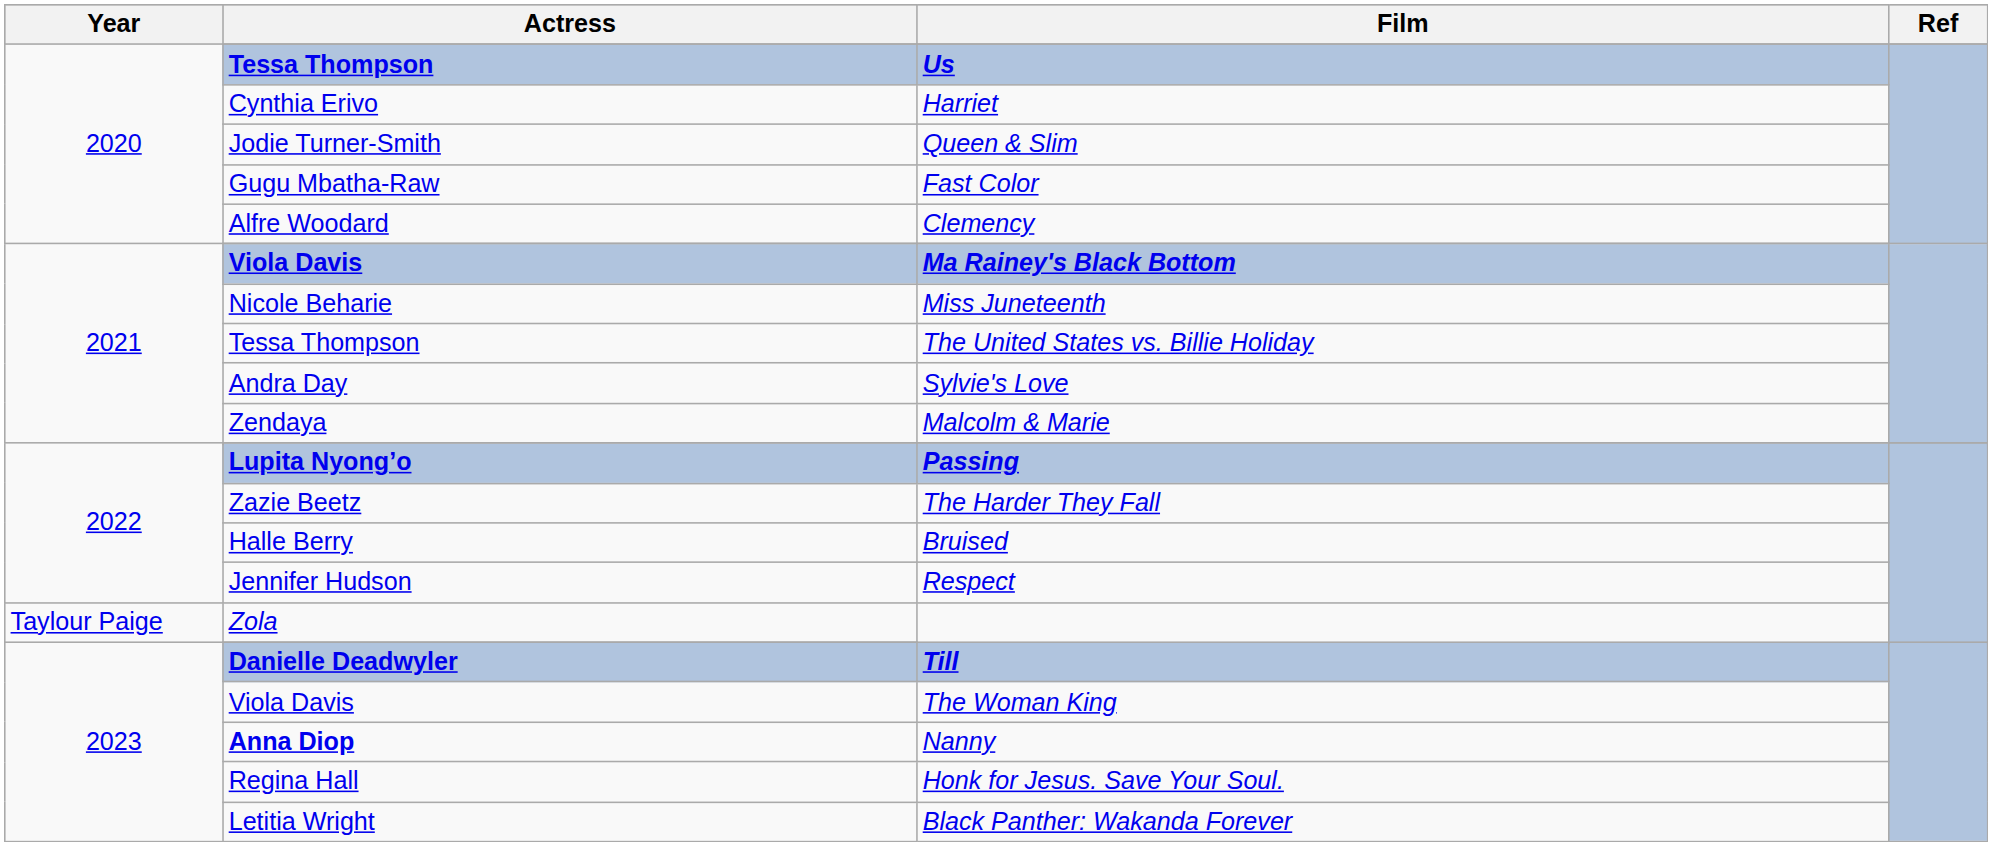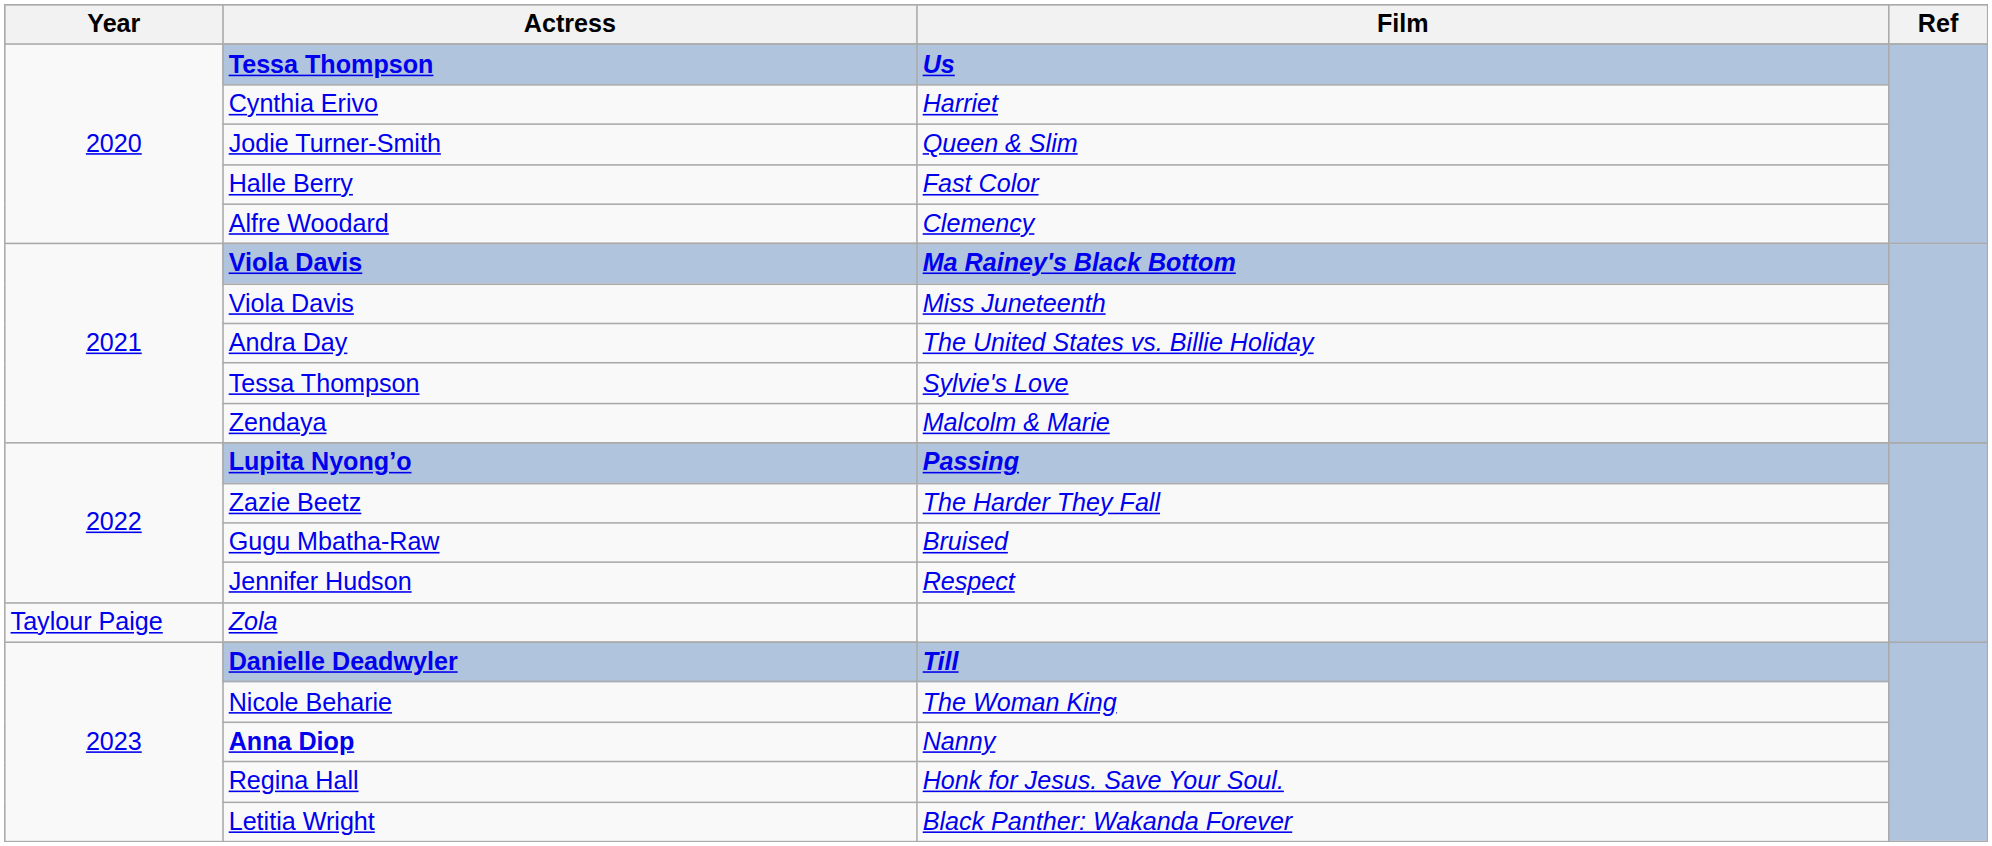(334, 183) Gugu Mbatha-Raw -> (291, 183) Halle Berry
(310, 303) Nicole Beharie -> (291, 303) Viola Davis
(324, 343) Tessa Thompson -> (288, 343) Andra Day
(288, 382) Andra Day -> (324, 382) Tessa Thompson
(291, 542) Halle Berry -> (334, 542) Gugu Mbatha-Raw
(291, 701) Viola Davis -> (310, 701) Nicole Beharie
